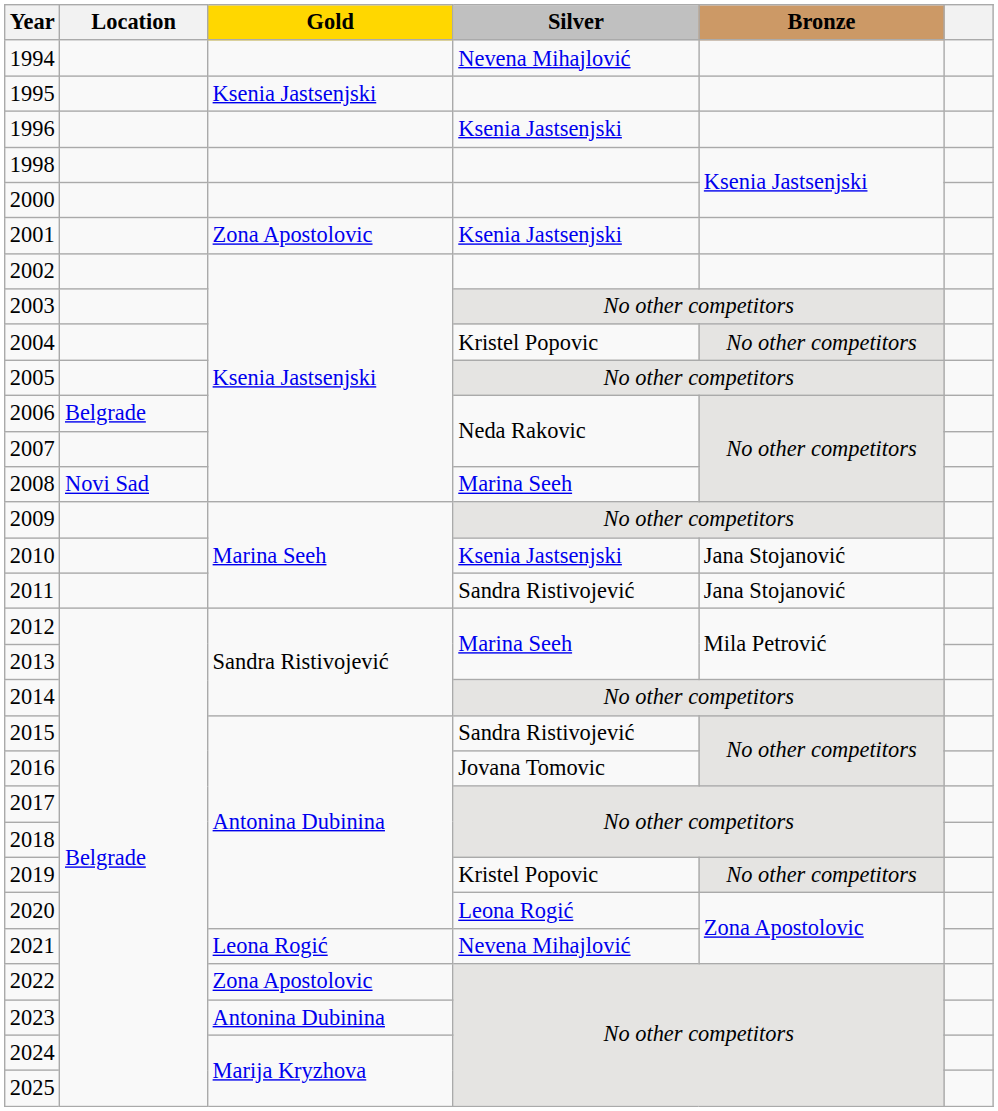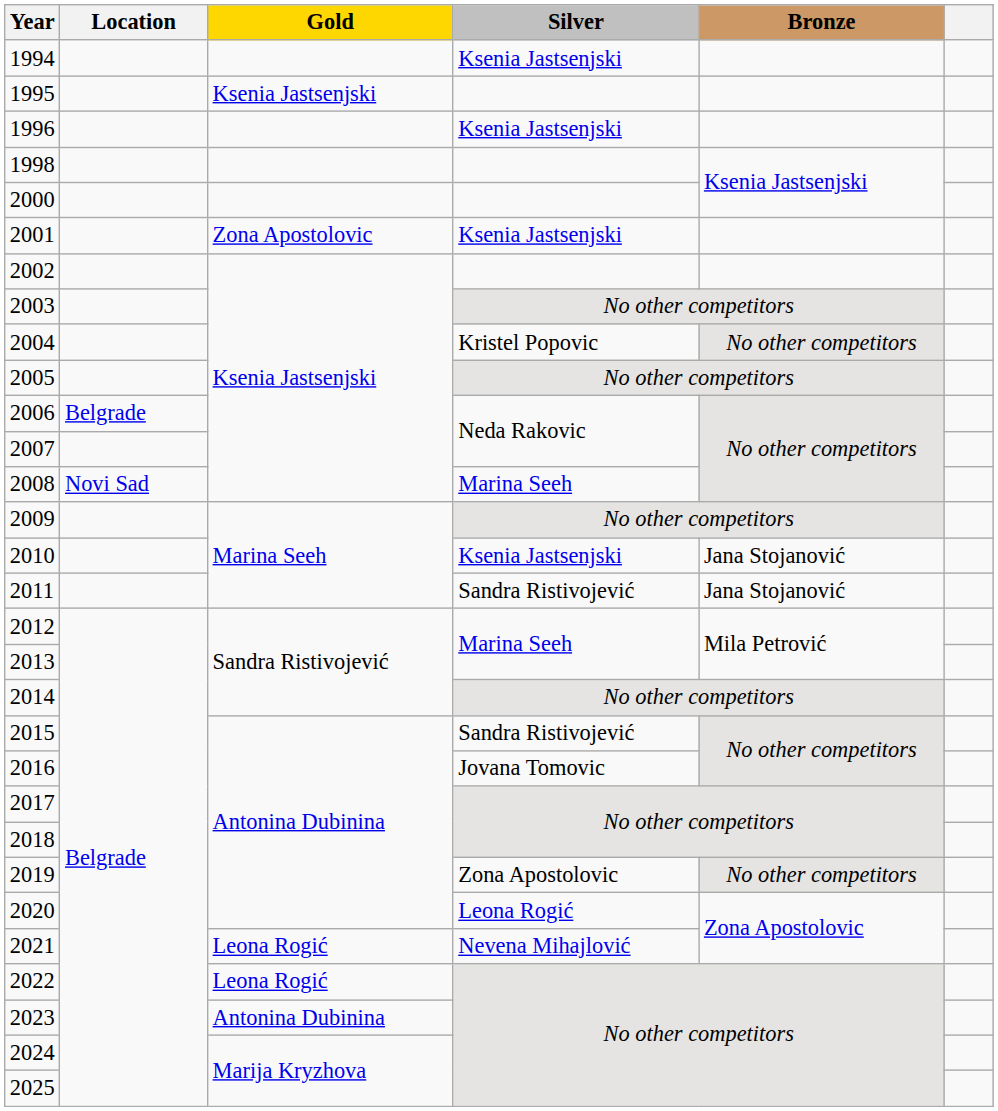(544, 57) Nevena Mihajlović -> (540, 57) Ksenia Jastsenjski
(528, 874) Kristel Popovic -> (538, 874) Zona Apostolovic
(293, 981) Zona Apostolovic -> (270, 981) Leona Rogić
